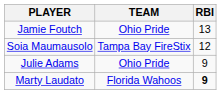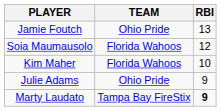(144, 47) Tampa Bay FireStix -> (144, 47) Florida Wahoos
+ row: (50, 64)
(144, 81) Florida Wahoos -> (144, 98) Tampa Bay FireStix
